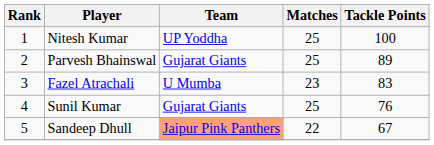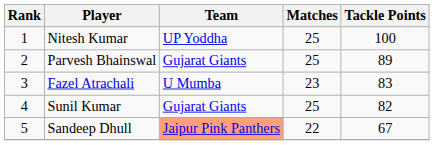(385, 106) 76 -> (385, 106) 82
